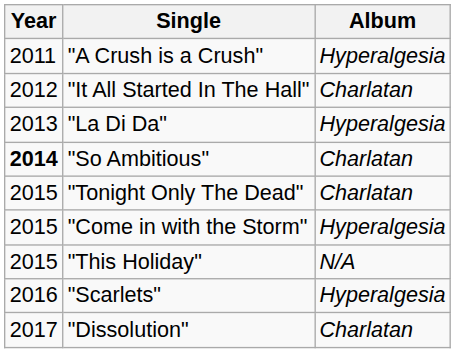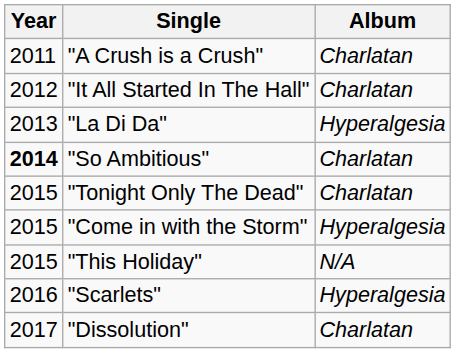(383, 55) Hyperalgesia -> (366, 55) Charlatan
